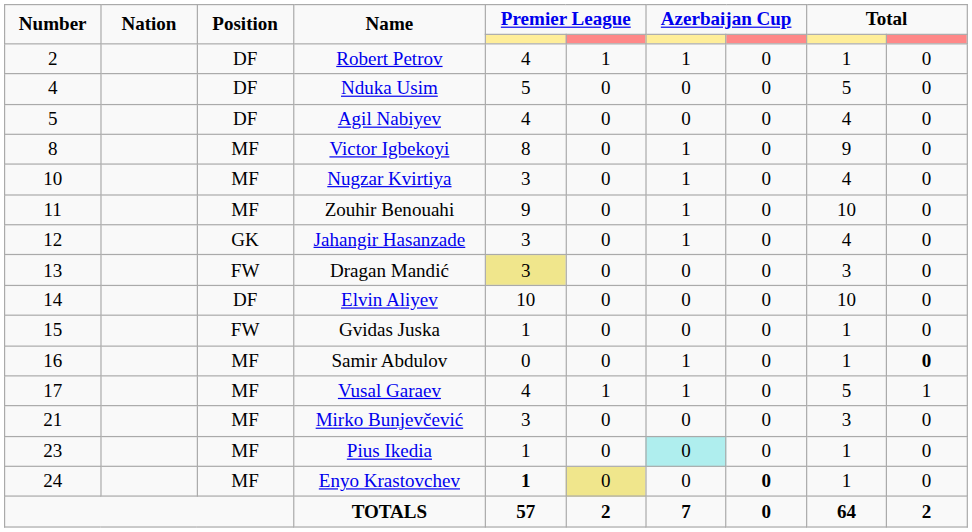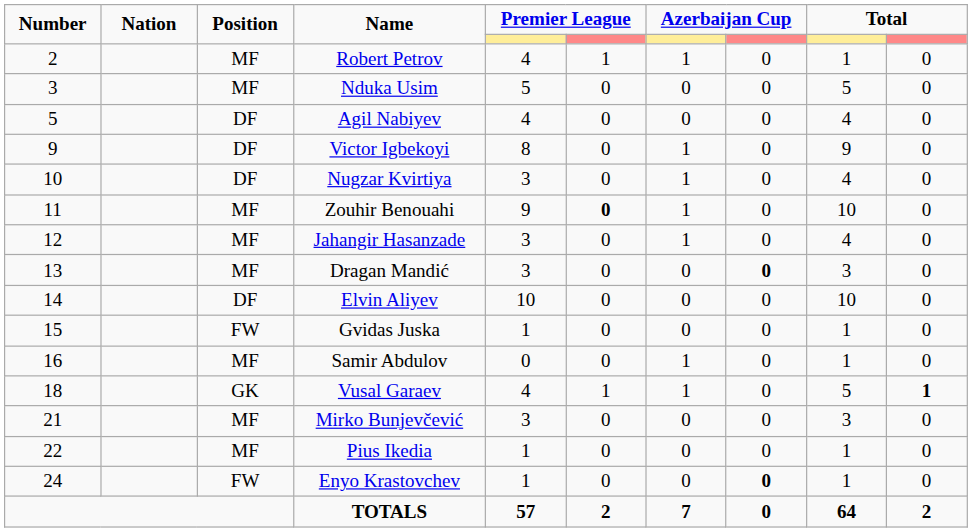(245, 58) DF -> (245, 58) MF
(53, 88) 4 -> (53, 88) 3
(245, 88) DF -> (245, 88) MF
(53, 149) 8 -> (53, 149) 9
(245, 149) MF -> (245, 149) DF
(245, 179) MF -> (245, 179) DF
(606, 209) normal -> (606, 209) bold
(245, 239) GK -> (245, 239) MF
(245, 269) FW -> (245, 269) MF
(526, 269) khaki background -> (526, 269) no background
(766, 269) normal -> (766, 269) bold
(927, 360) bold -> (927, 360) normal
(53, 390) 17 -> (53, 390) 18
(245, 390) MF -> (245, 390) GK
(927, 390) normal -> (927, 390) bold
(53, 451) 23 -> (53, 451) 22
(686, 451) paleturquoise background -> (686, 451) no background
(245, 481) MF -> (245, 481) FW
(526, 481) bold -> (526, 481) normal
(606, 481) khaki background -> (606, 481) no background
